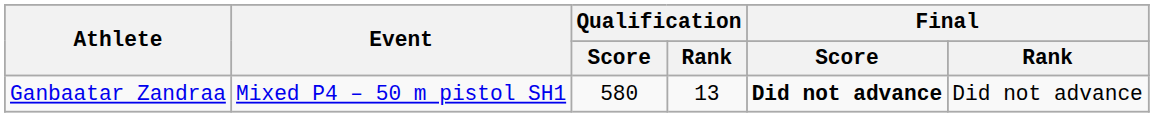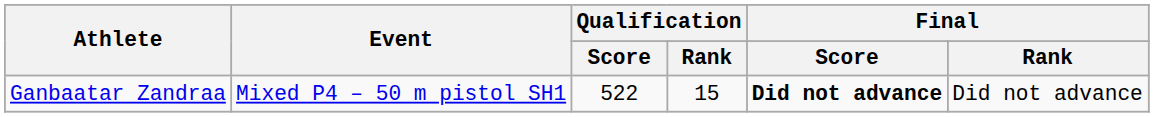(619, 94) 580 -> (619, 94) 522
(707, 94) 13 -> (707, 94) 15
